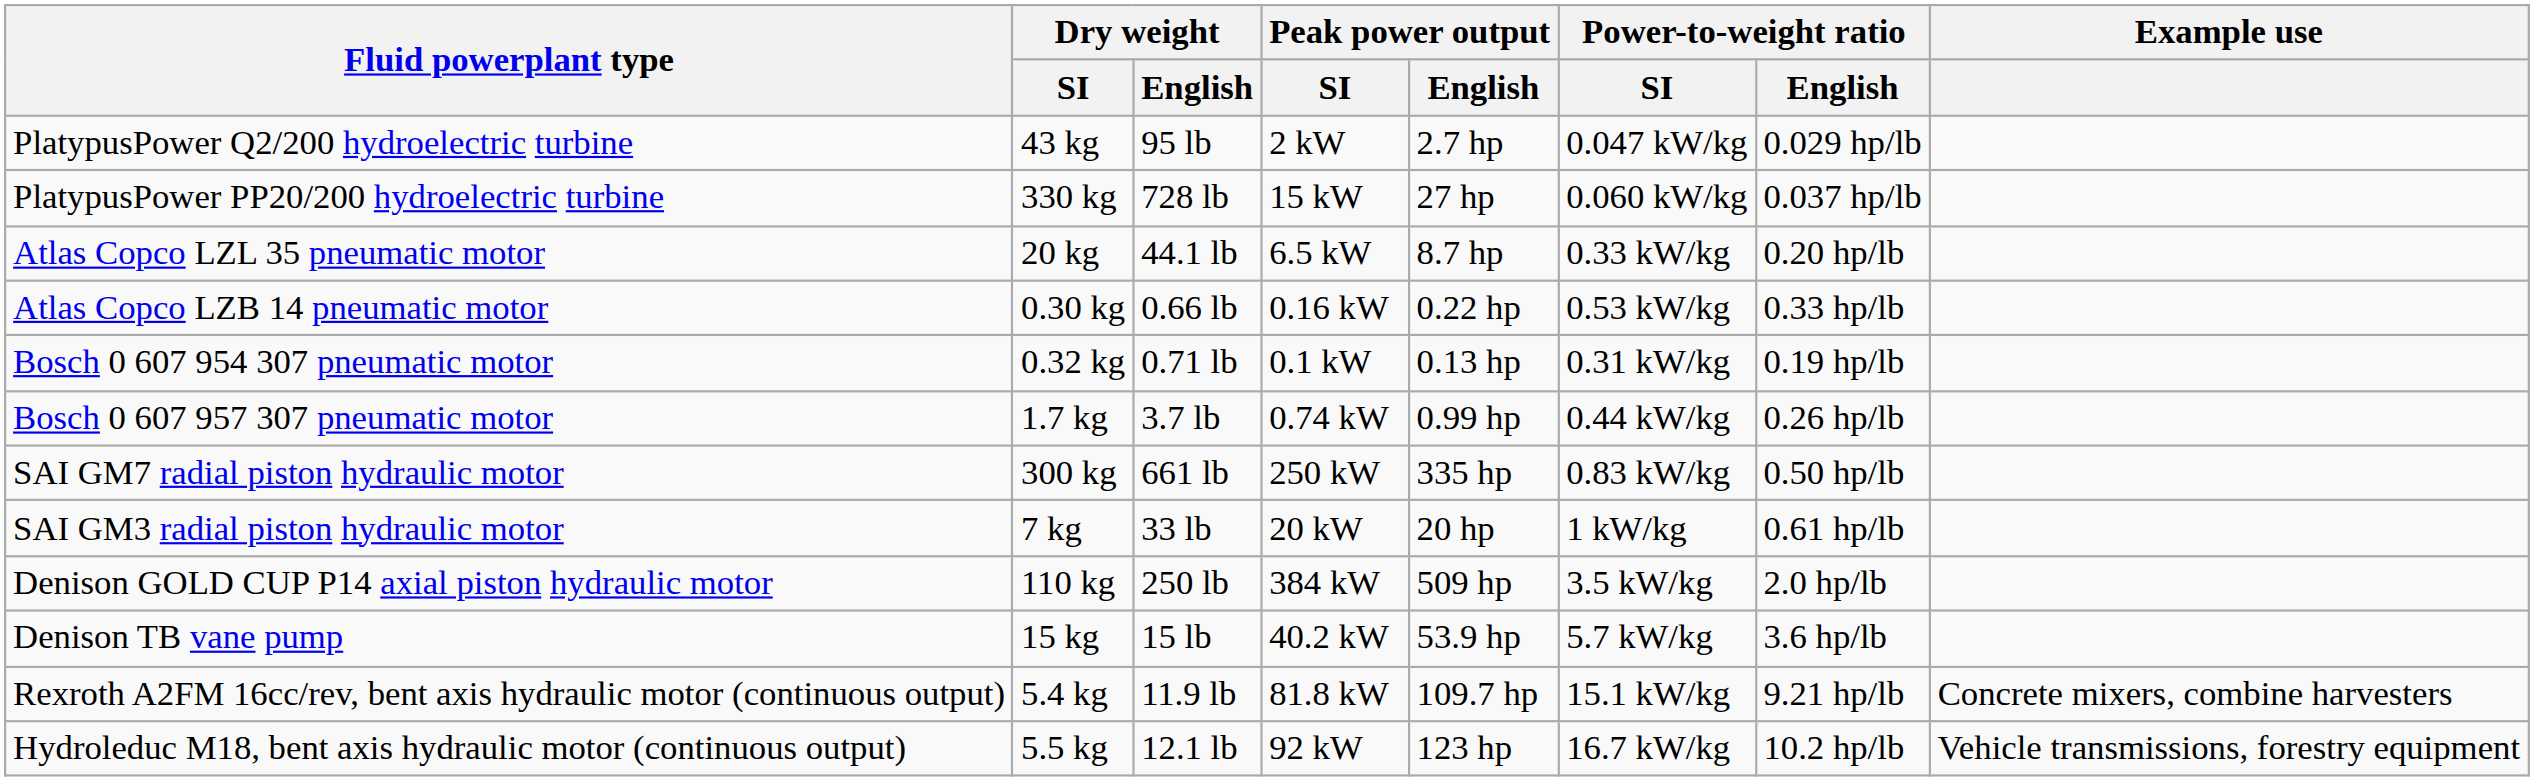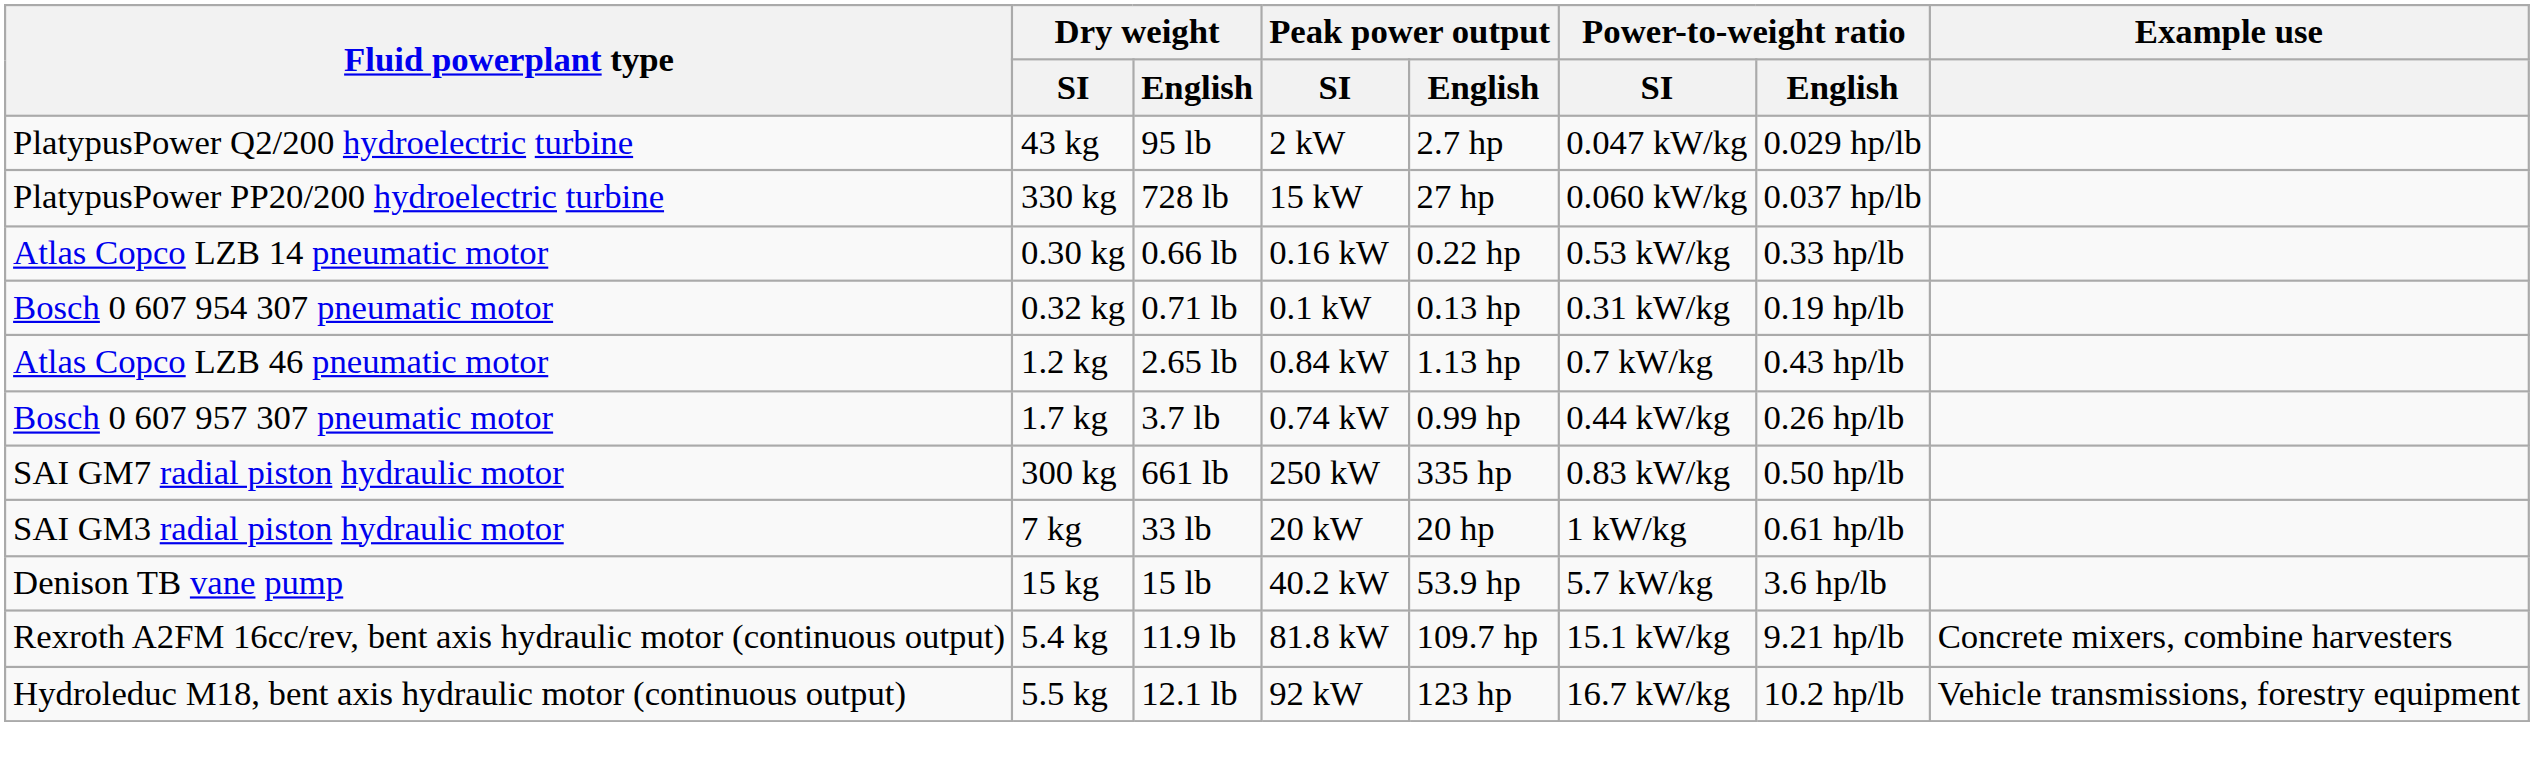- row: (279, 252)
+ row: (281, 362)
- row: (393, 582)
